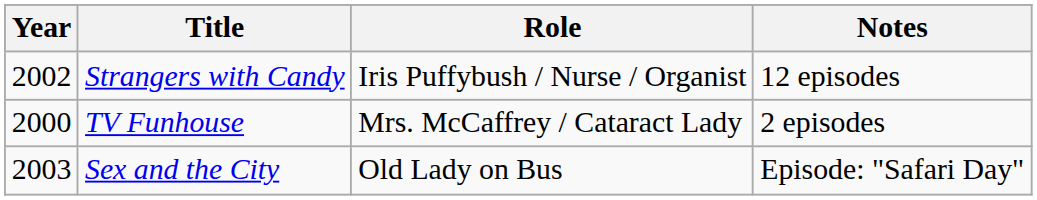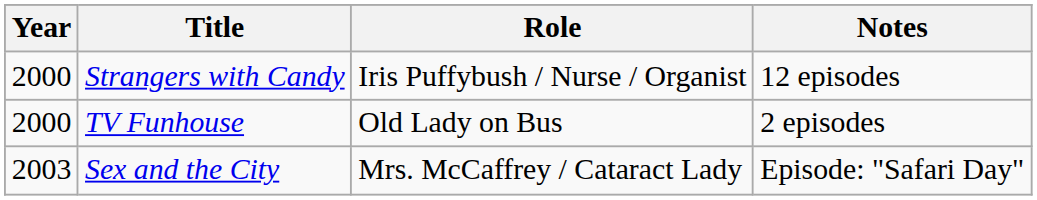(42, 75) 2002 -> (42, 75) 2000
(550, 122) Mrs. McCaffrey / Cataract Lady -> (460, 122) Old Lady on Bus
(460, 169) Old Lady on Bus -> (550, 169) Mrs. McCaffrey / Cataract Lady
